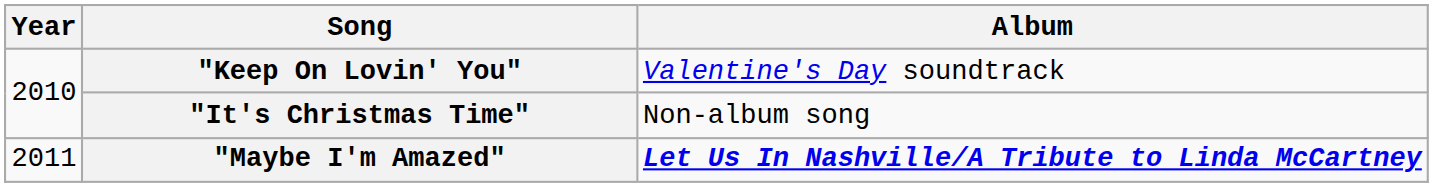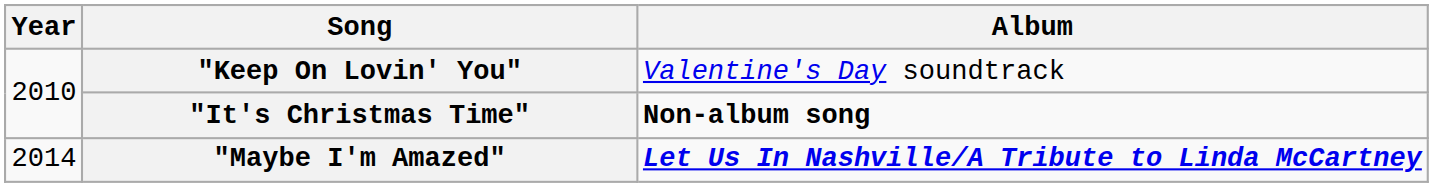(757, 115) normal -> (757, 115) bold
(44, 159) 2011 -> (44, 159) 2014
